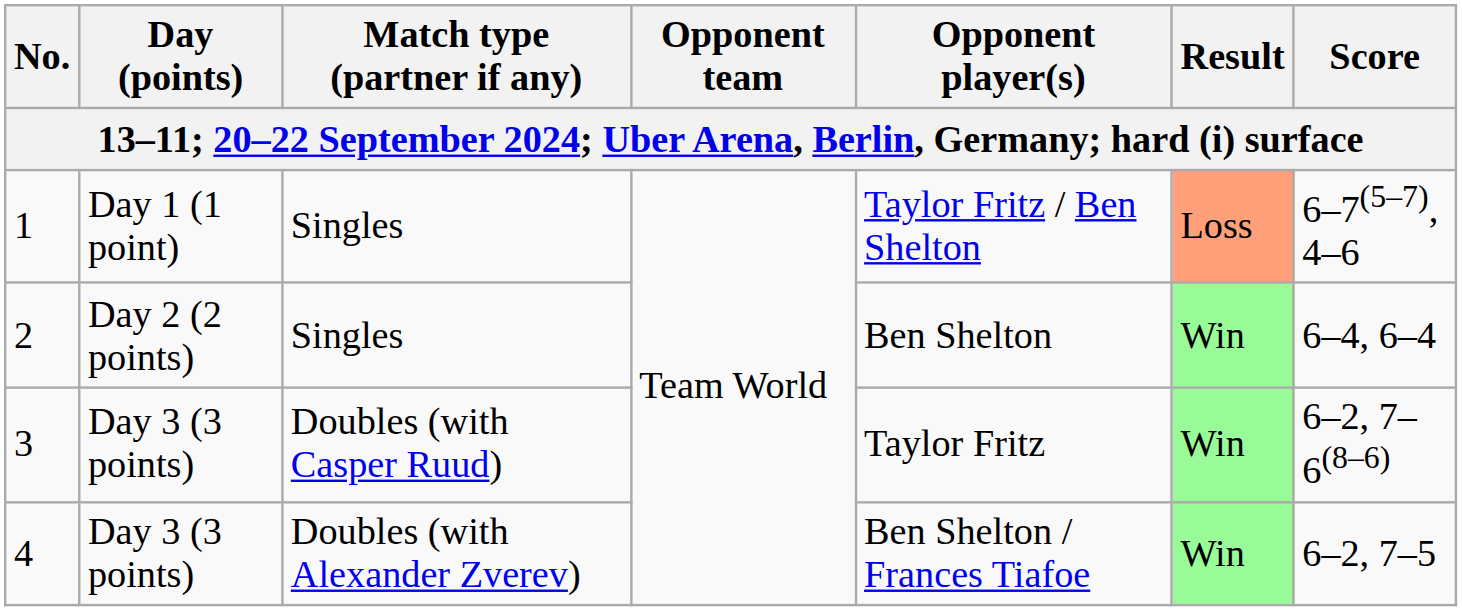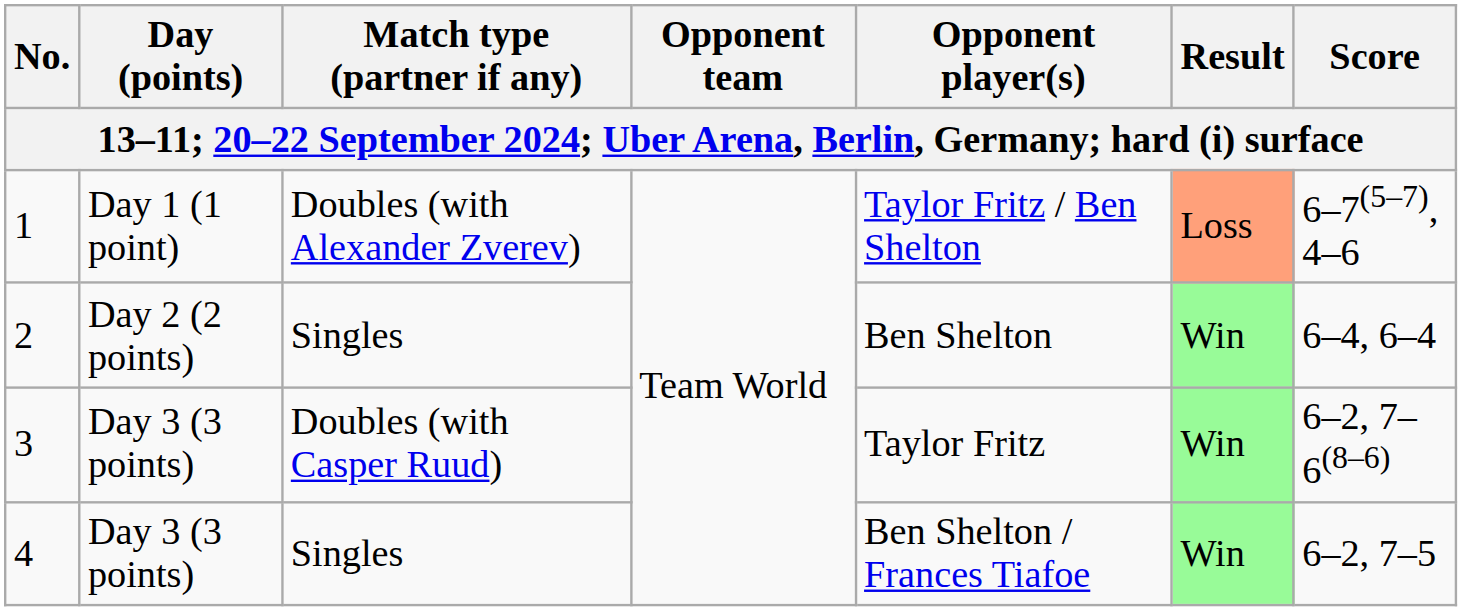(347, 225) Singles -> (436, 225) Doubles (with Alexander Zverev)
(436, 552) Doubles (with Alexander Zverev) -> (347, 552) Singles
